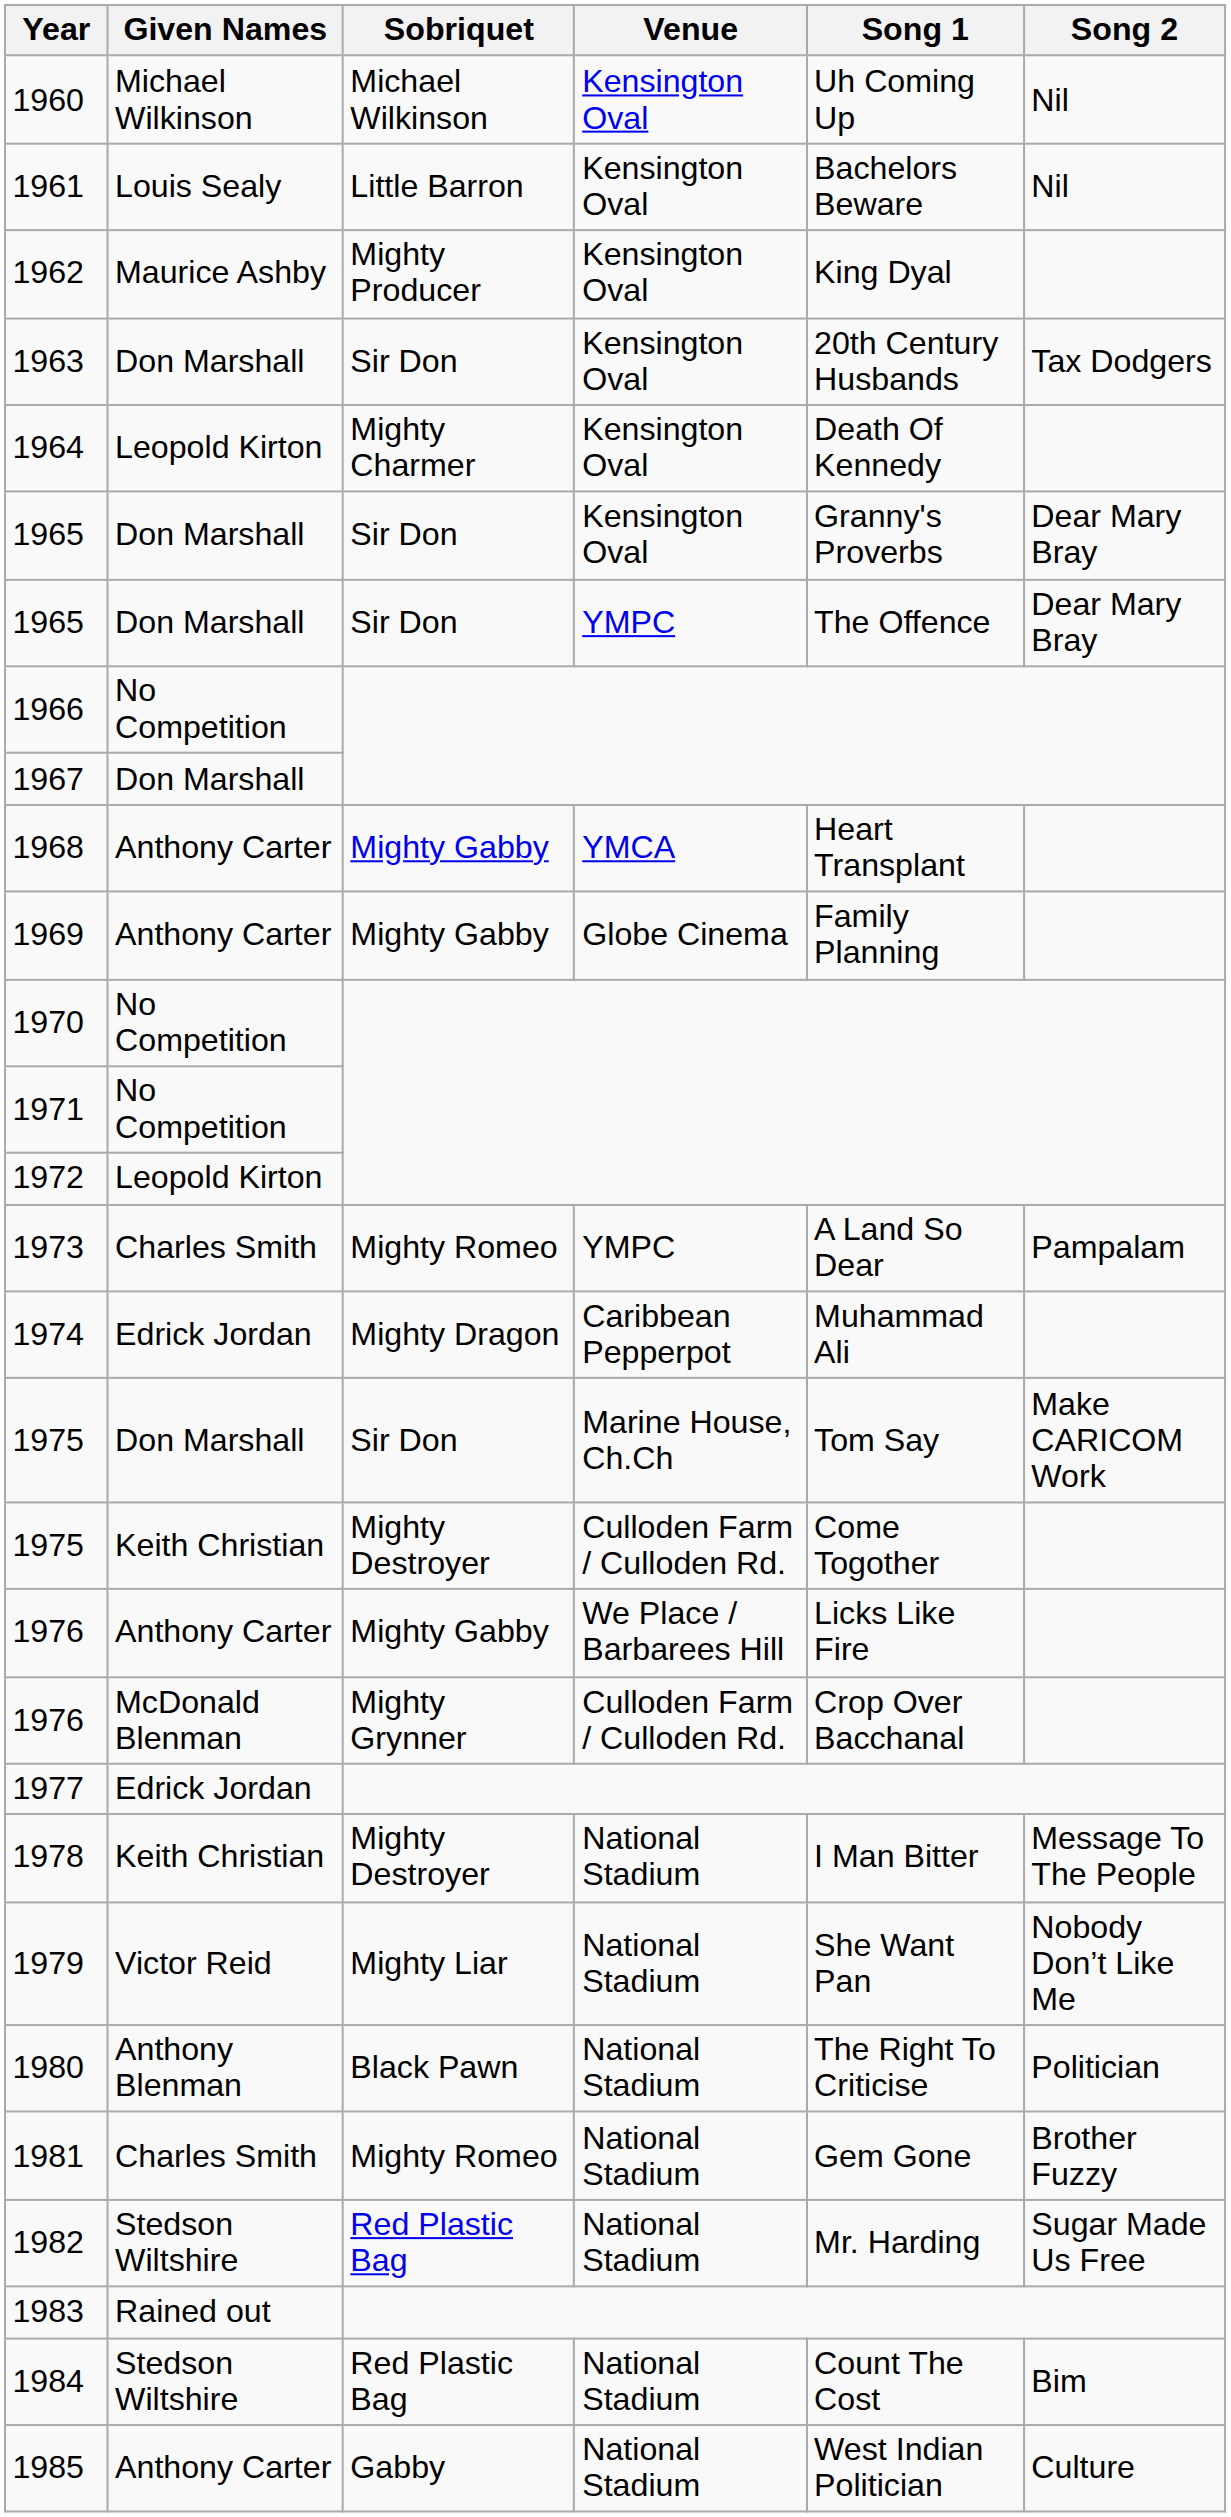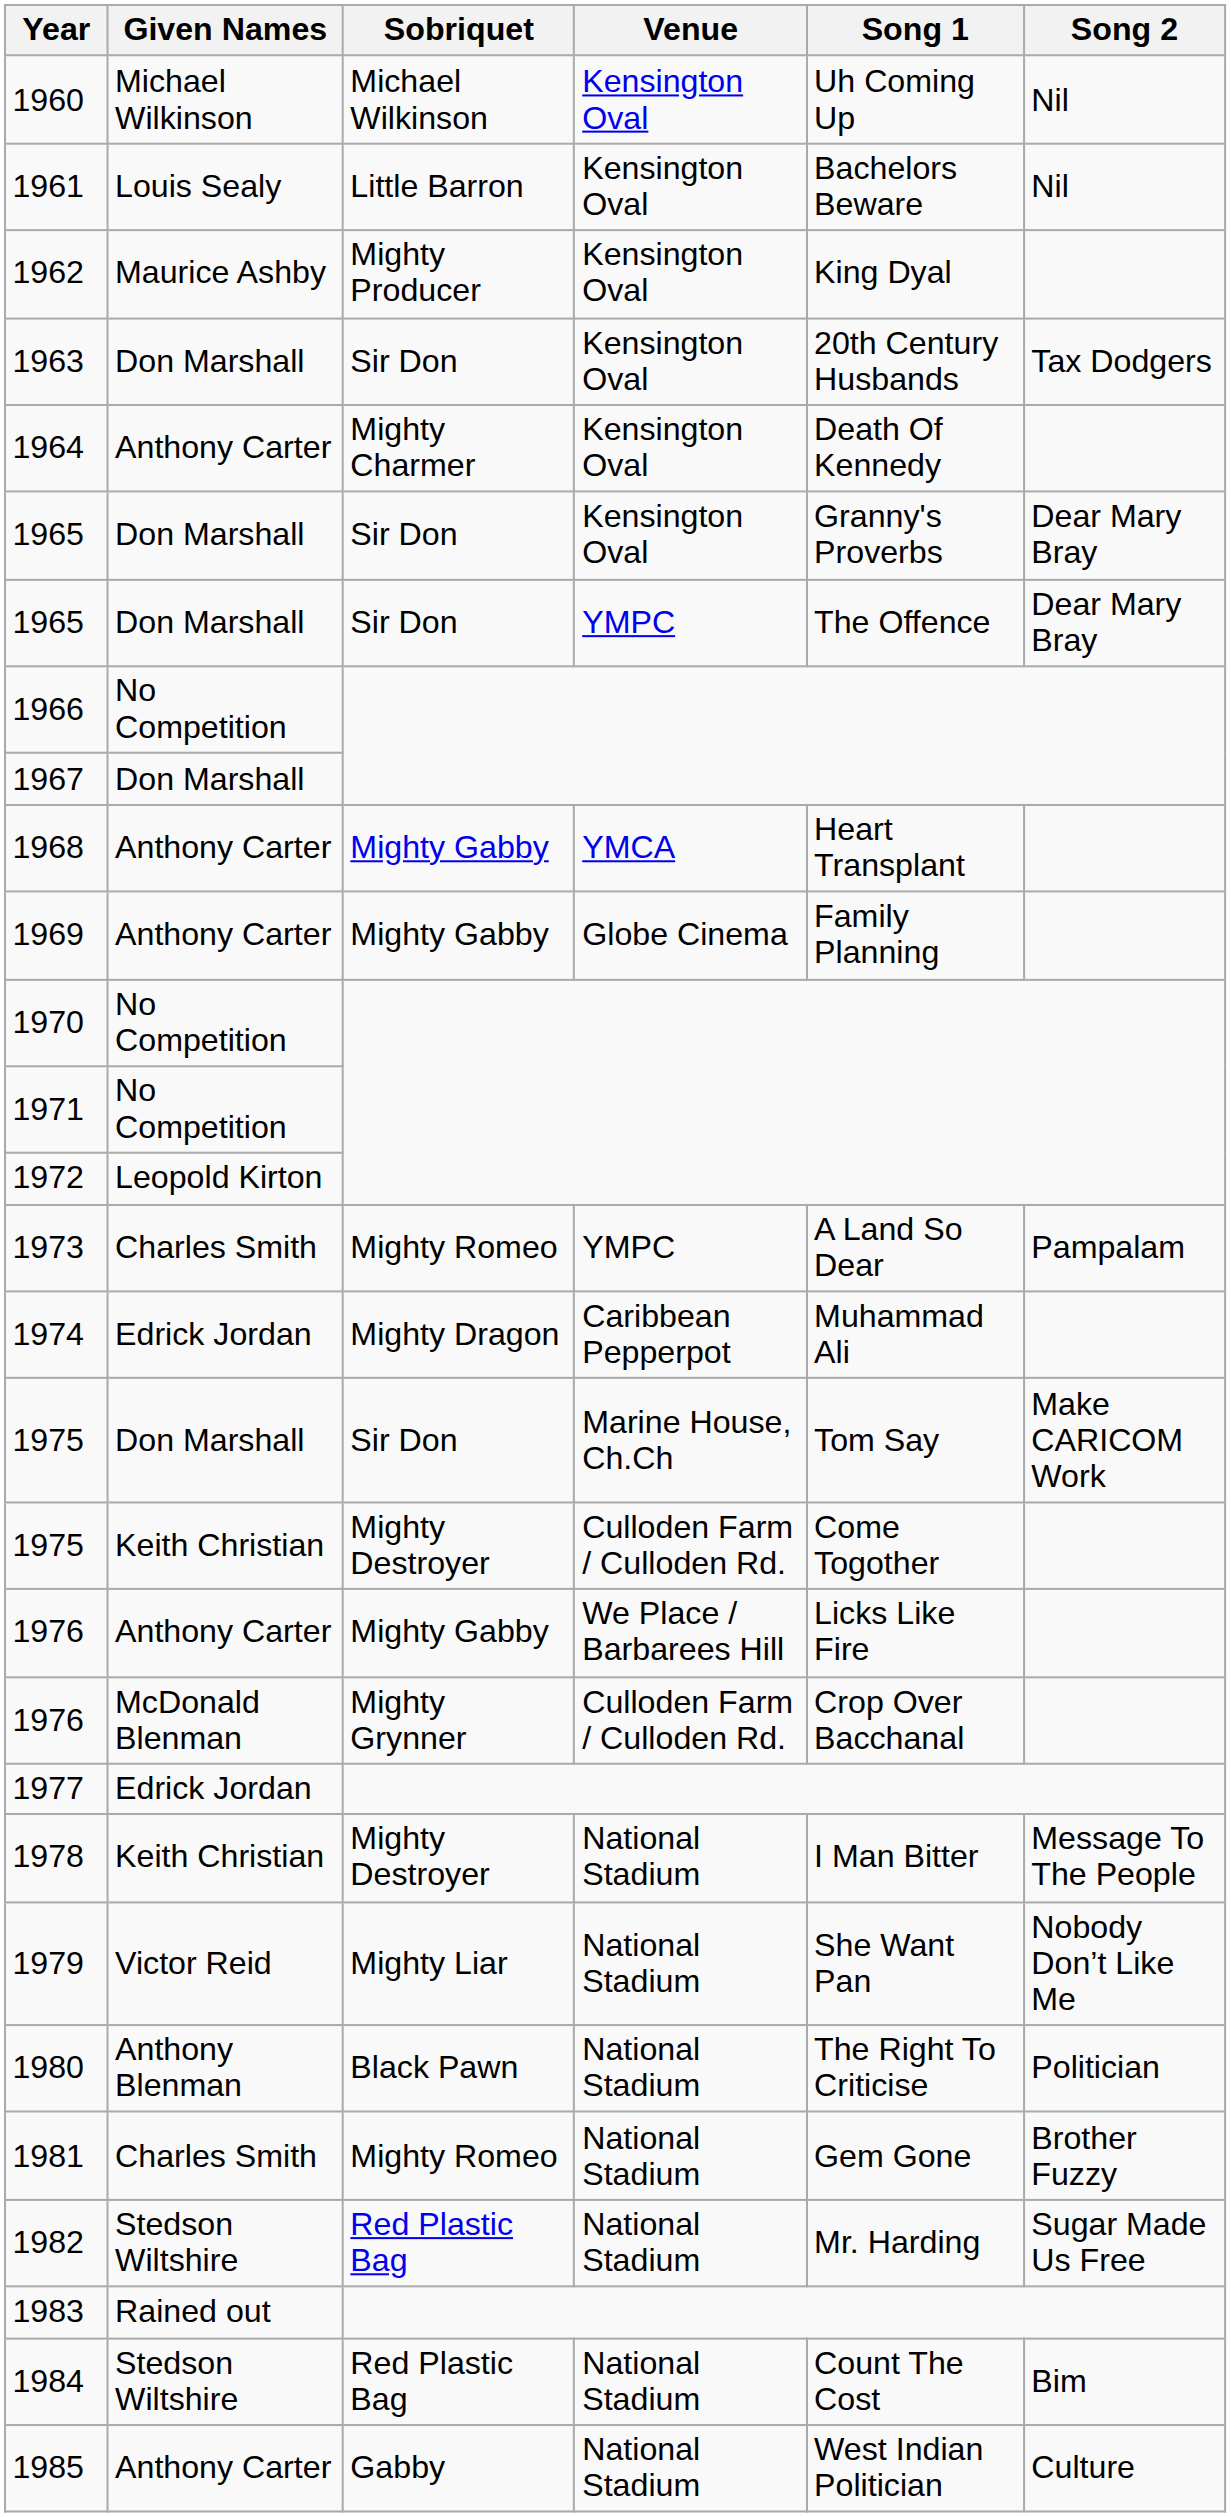(219, 447) Leopold Kirton -> (223, 447) Anthony Carter
